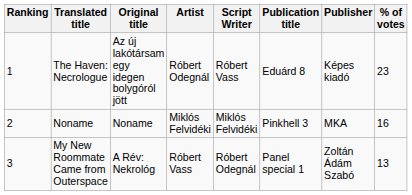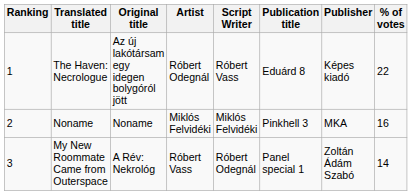(383, 71) 23 -> (383, 71) 22
(383, 164) 13 -> (383, 164) 14
